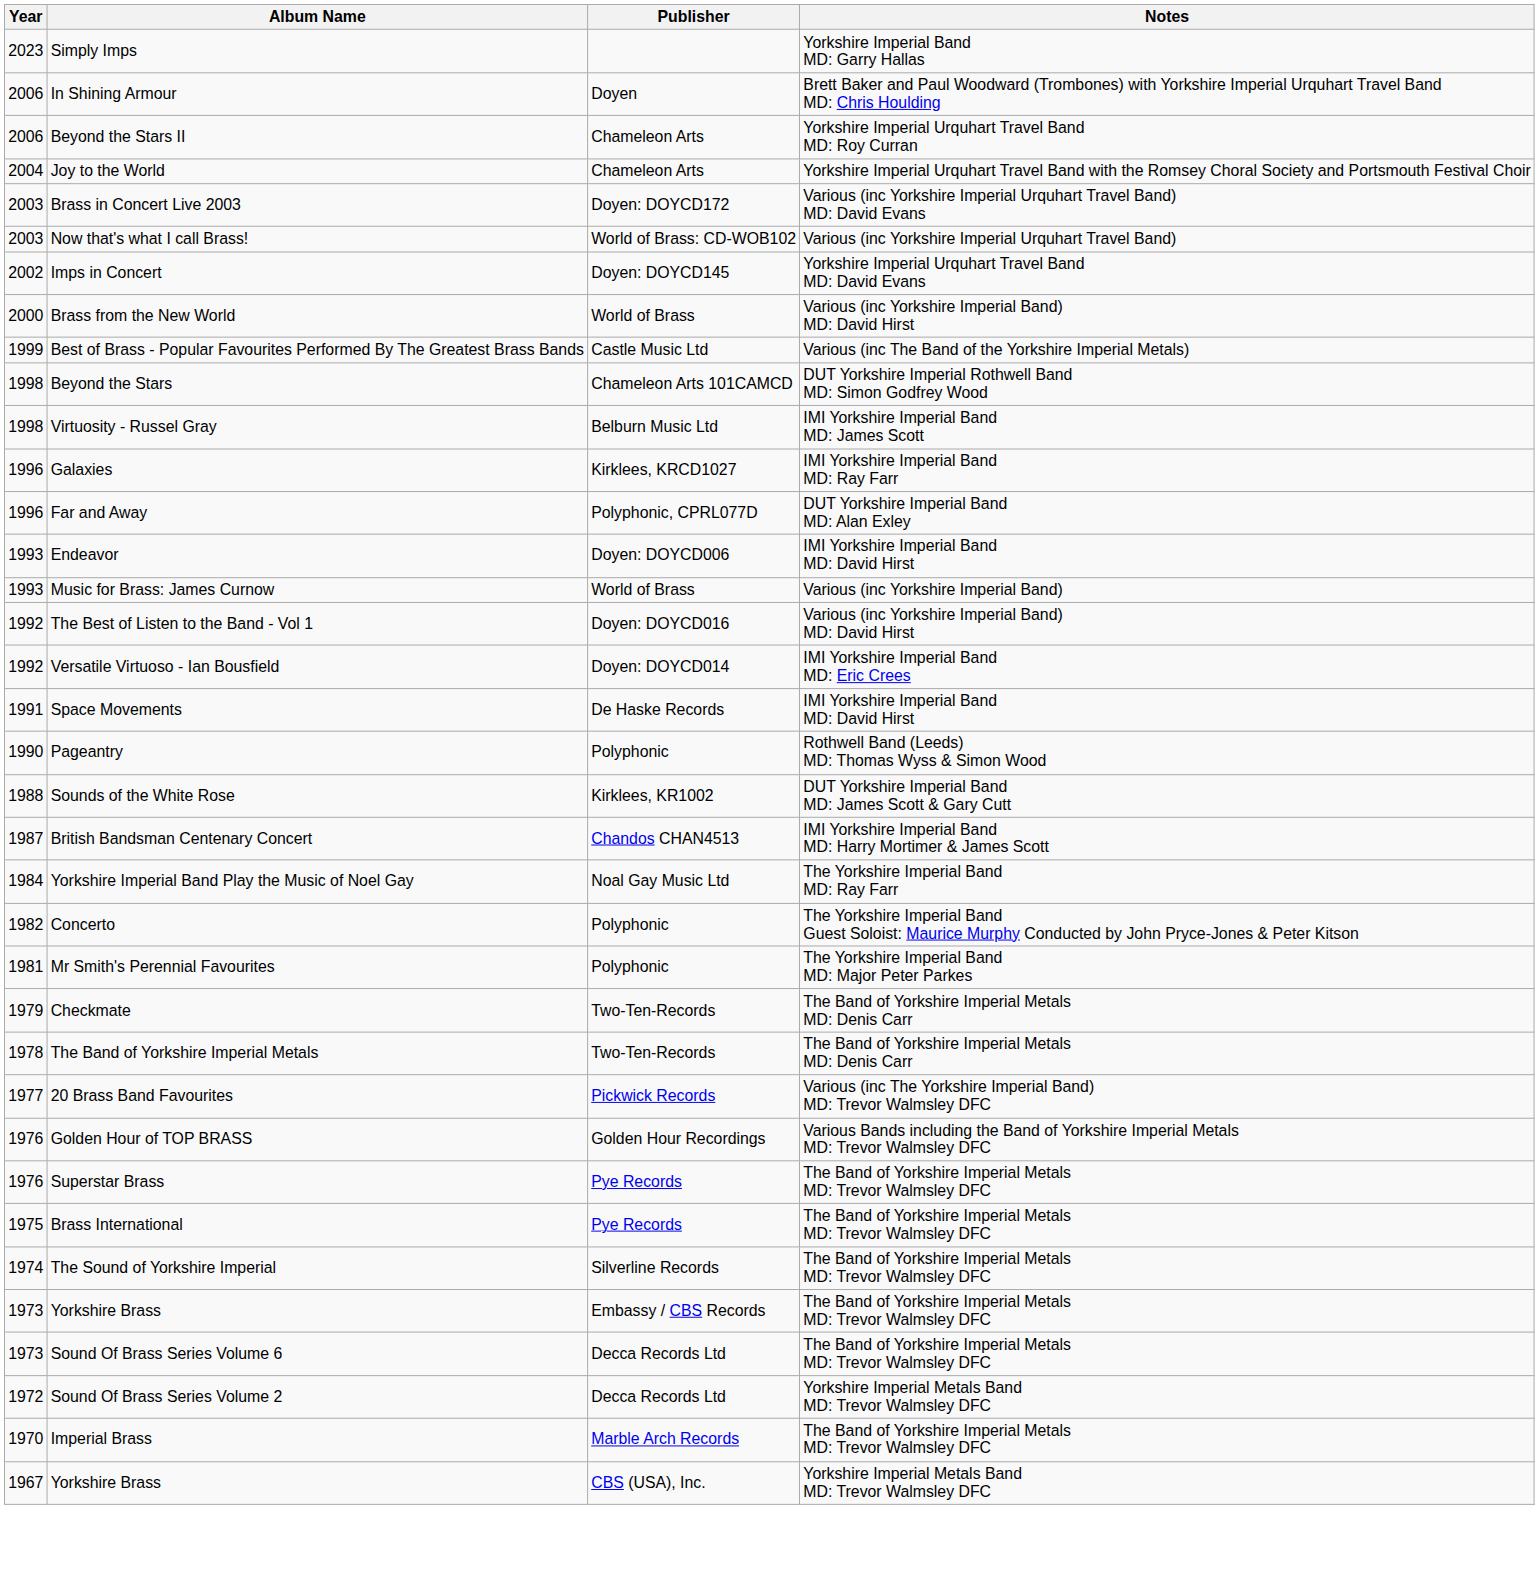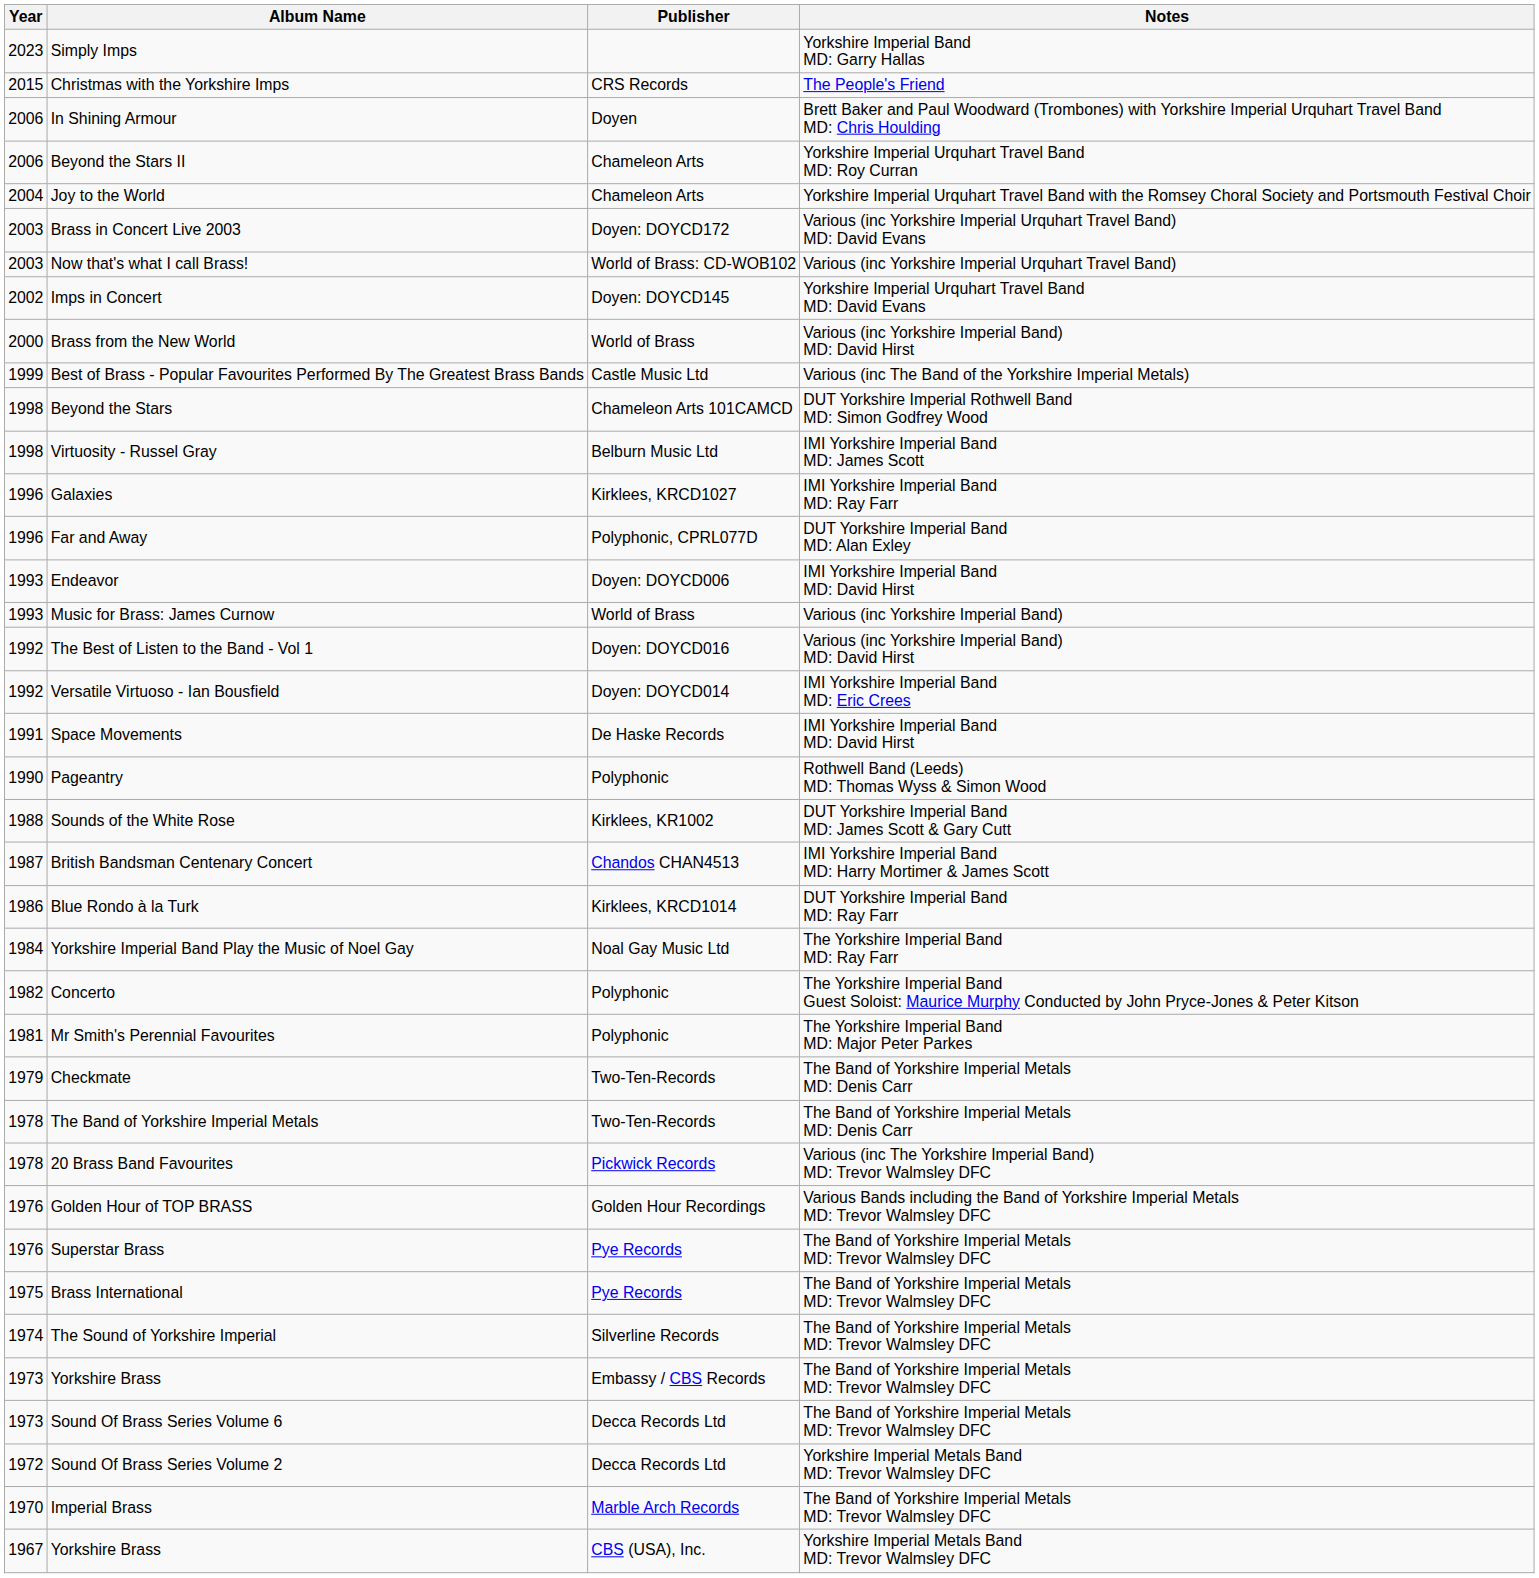+ row: (170, 85)
+ row: (125, 906)
(26, 1096) 1977 -> (26, 1164) 1978
